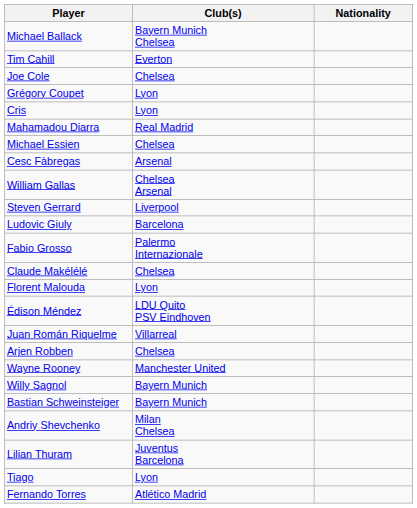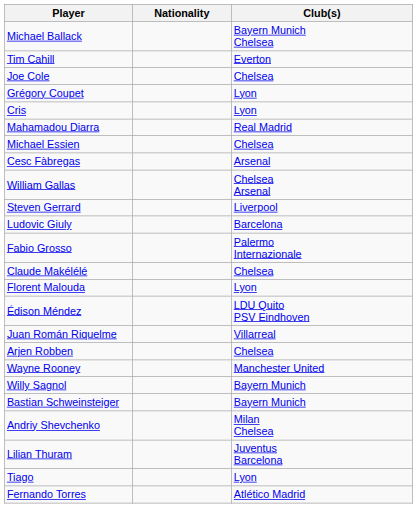columns swapped: (363, 13) <-> (223, 13)
